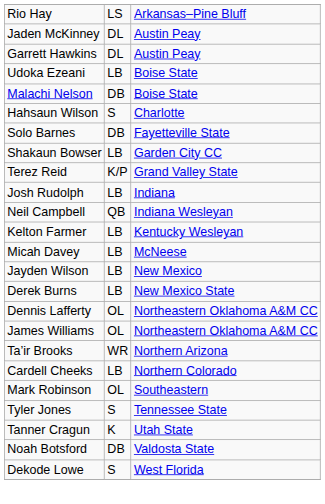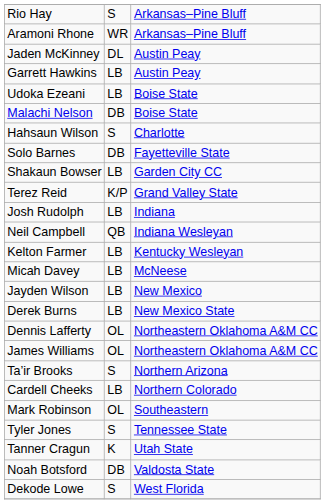(115, 14) LS -> (112, 14) S
+ row: (51, 34)
(115, 53) DL -> (115, 73) LB
(118, 350) WR -> (112, 370) S
